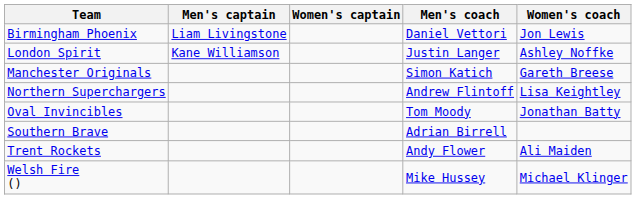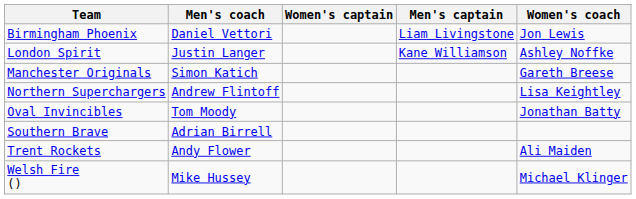columns swapped: (229, 14) <-> (460, 14)
